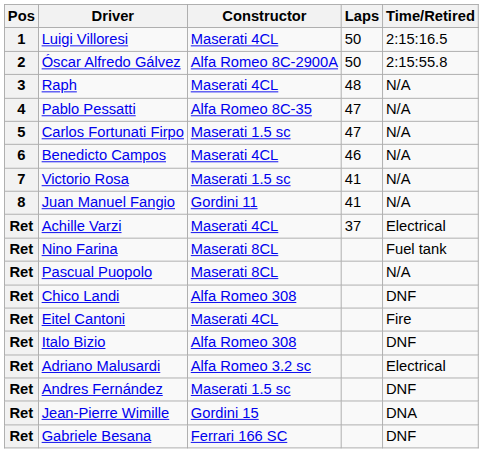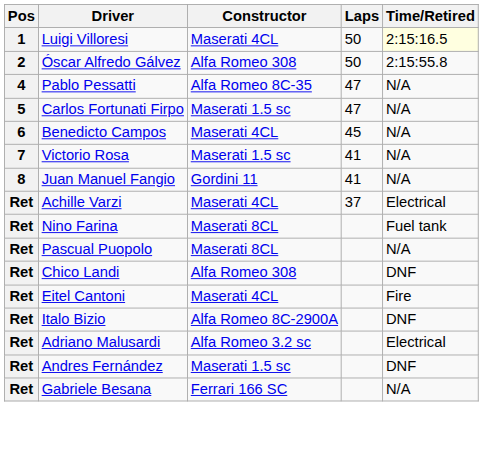(417, 39) no background -> (417, 39) lightyellow background
(264, 62) Alfa Romeo 8C-2900A -> (244, 62) Alfa Romeo 308
- row: (59, 86)
(353, 156) 46 -> (353, 132) 45
(244, 343) Alfa Romeo 308 -> (264, 319) Alfa Romeo 8C-2900A
- row: (105, 413)
(401, 436) DNF -> (398, 389) N/A
